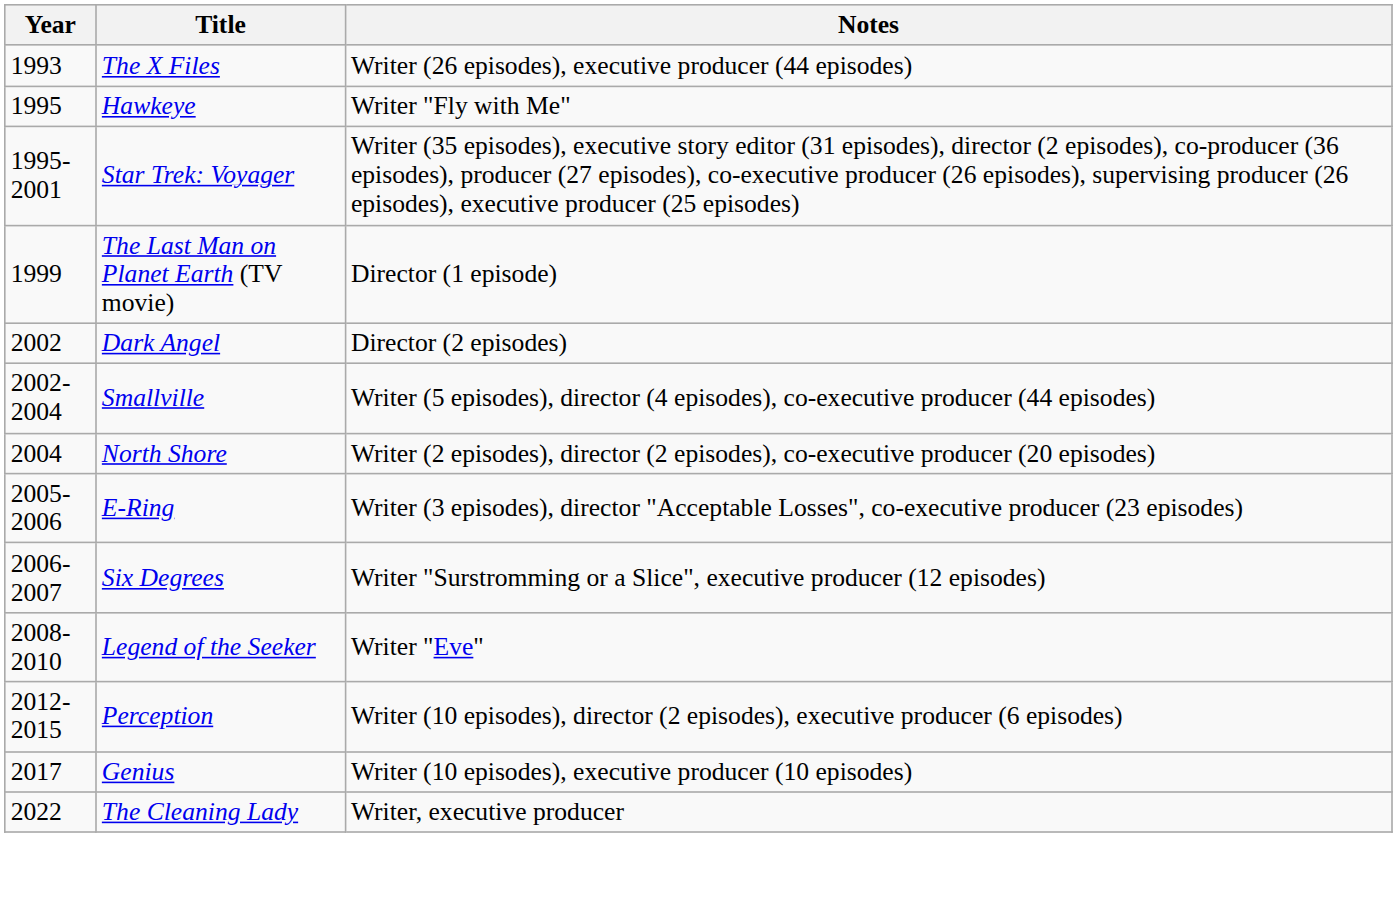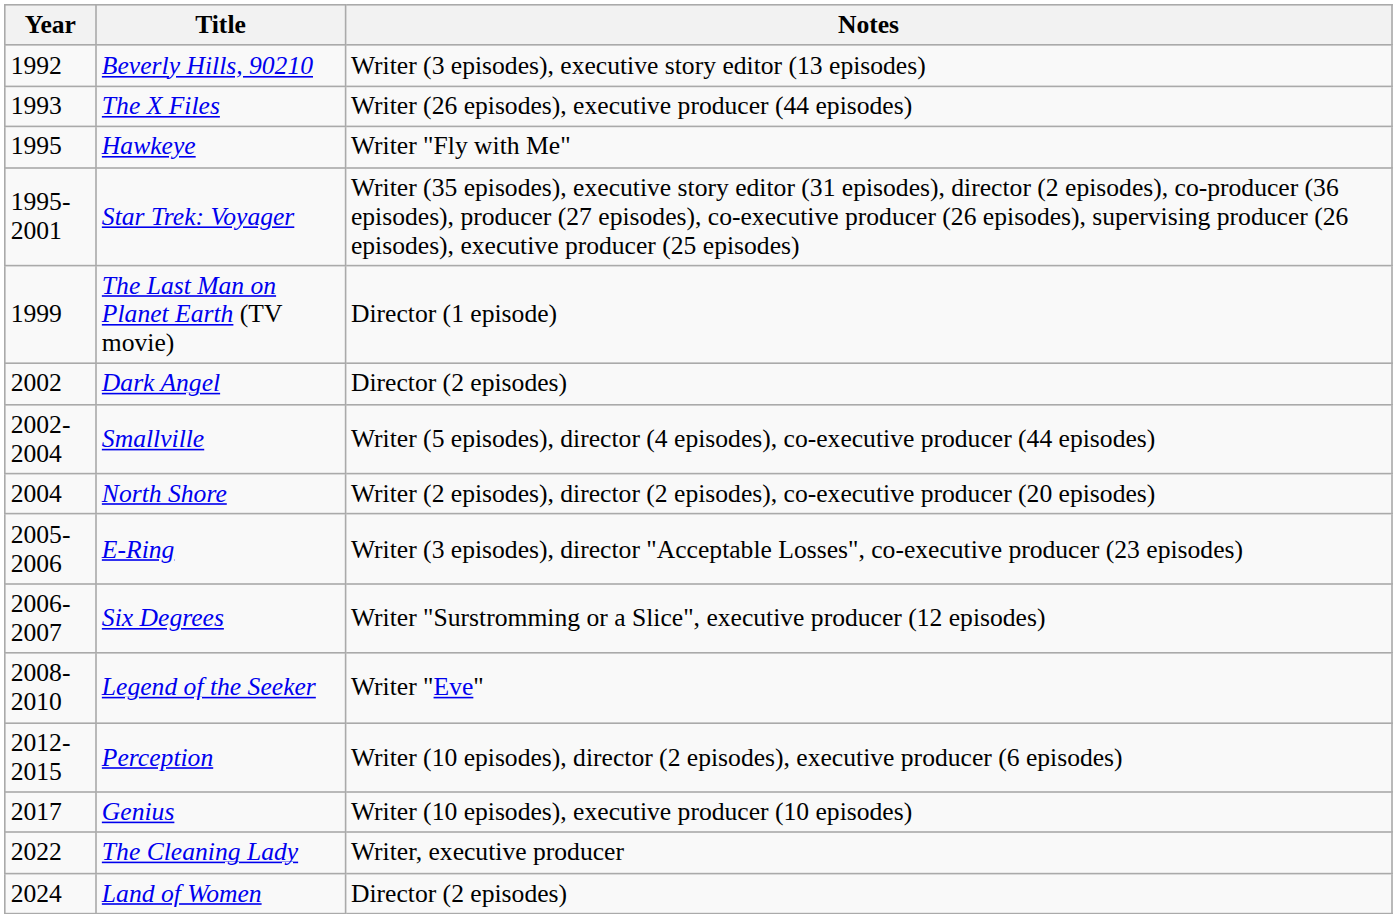+ row: (207, 65)
+ row: (182, 893)
